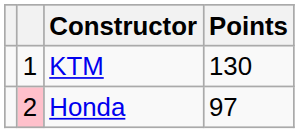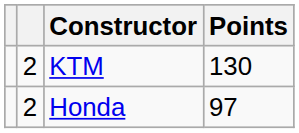(30, 66) 1 -> (30, 66) 2
(30, 107) pink background -> (30, 107) no background
